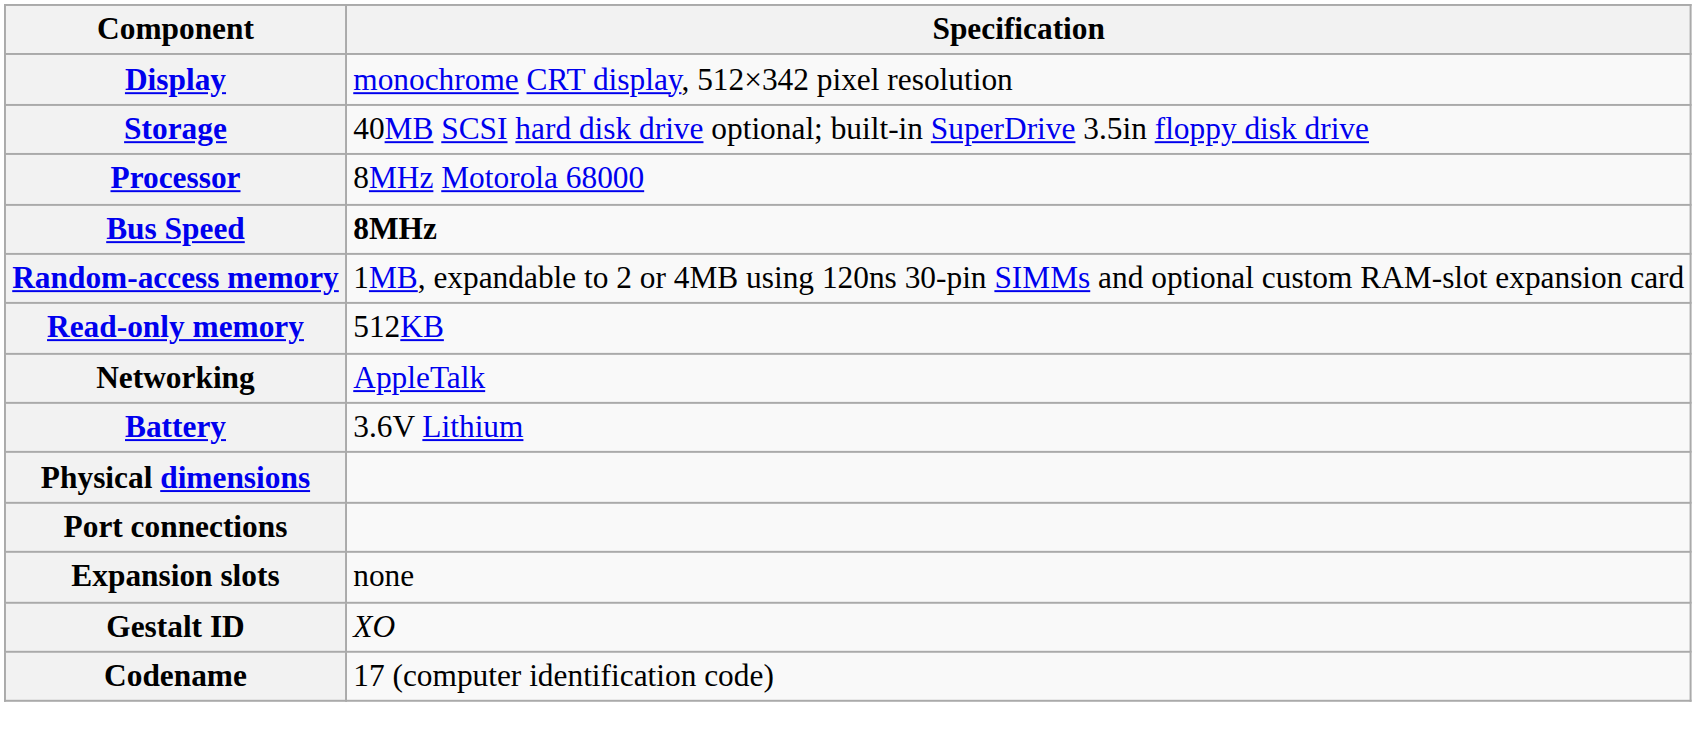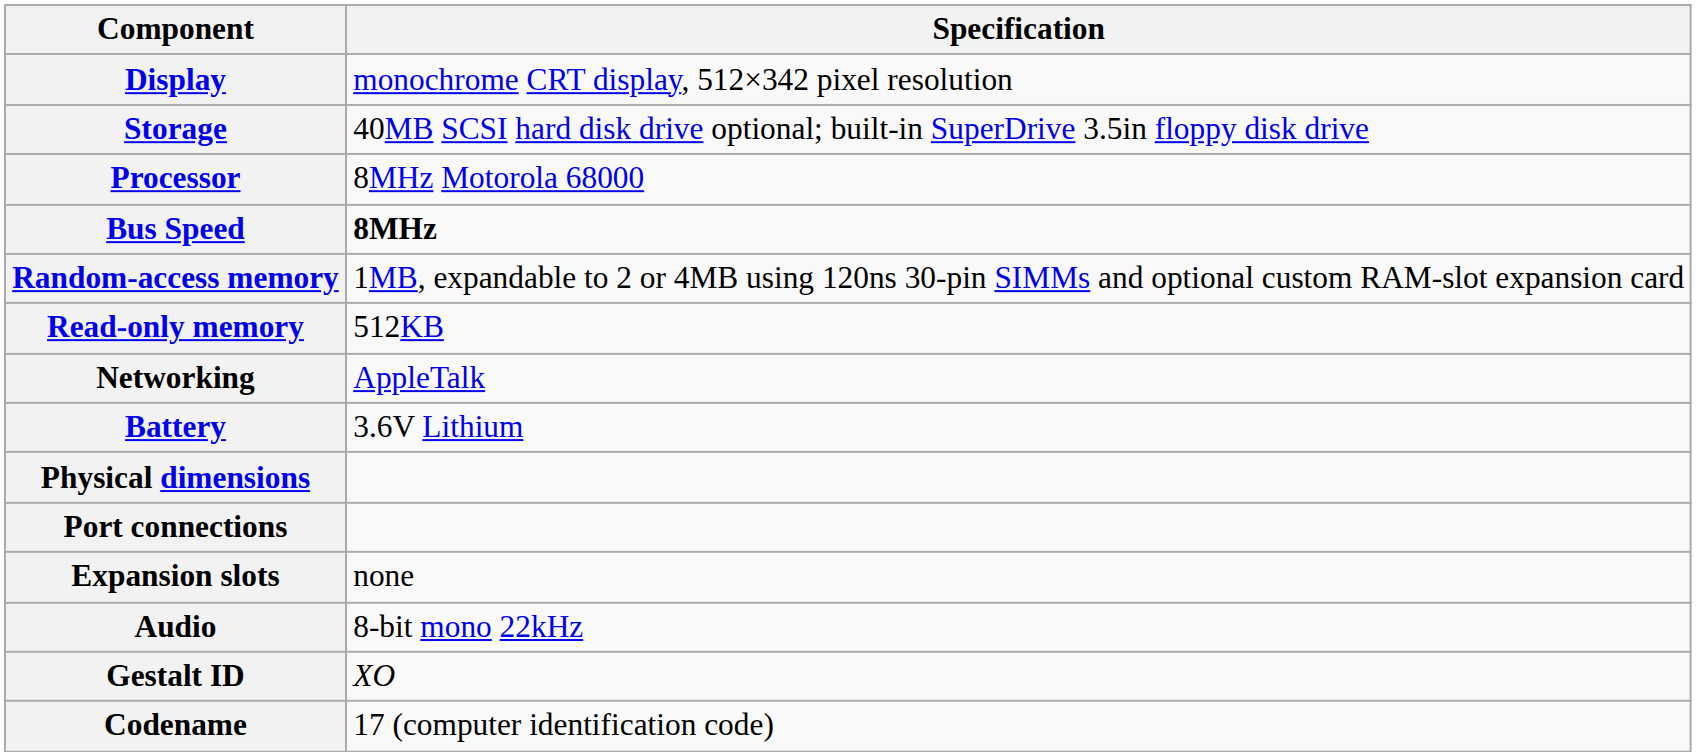+ row: (175, 626)
